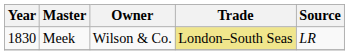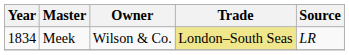(22, 38) 1830 -> (22, 38) 1834
